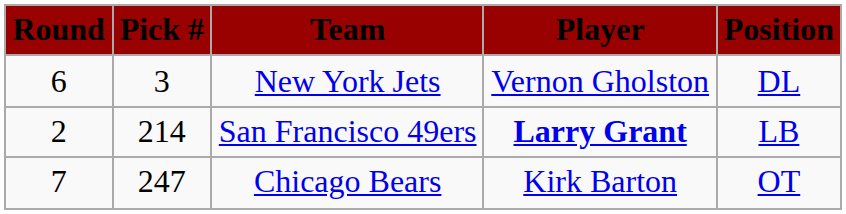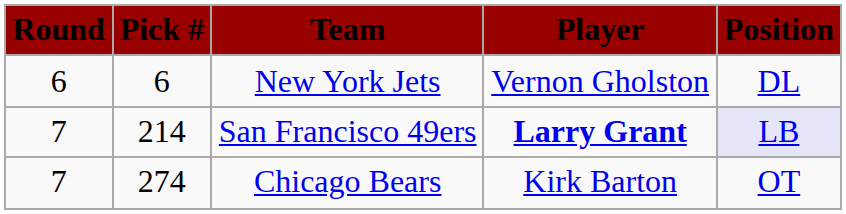(162, 80) 3 -> (162, 80) 6
(59, 131) 2 -> (59, 131) 7
(779, 131) no background -> (779, 131) lavender background
(162, 182) 247 -> (162, 182) 274
